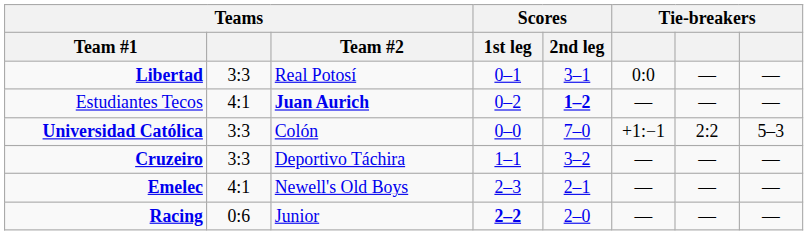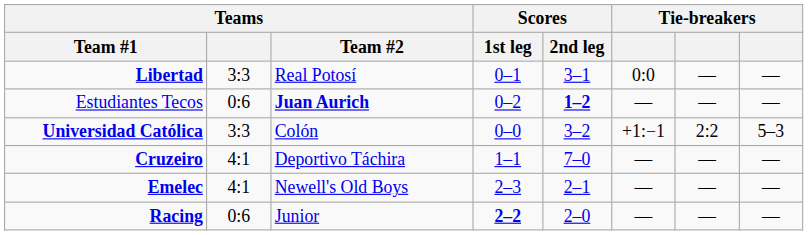(239, 103) 4:1 -> (239, 103) 0:6
(577, 131) 7–0 -> (577, 131) 3–2
(239, 159) 3:3 -> (239, 159) 4:1
(577, 159) 3–2 -> (577, 159) 7–0
